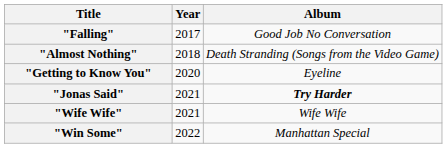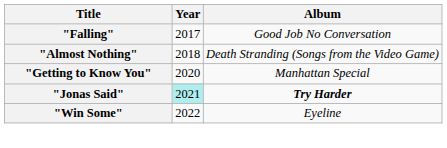(322, 73) Eyeline -> (322, 73) Manhattan Special
(188, 93) no background -> (188, 93) paleturquoise background
- row: (88, 113)
(322, 133) Manhattan Special -> (322, 113) Eyeline
